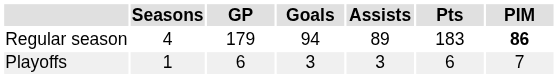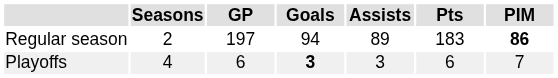(168, 39) 4 -> (168, 39) 2
(241, 39) 179 -> (241, 39) 197
(168, 62) 1 -> (168, 62) 4
(310, 62) normal -> (310, 62) bold
